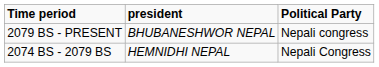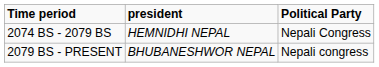rows swapped: (59, 52) <-> (65, 33)
